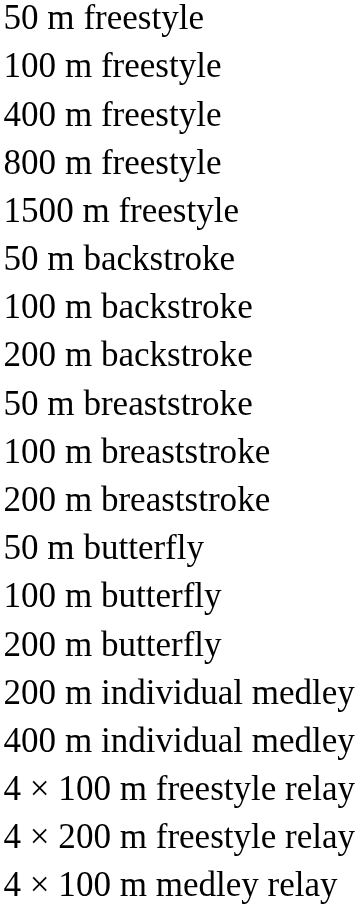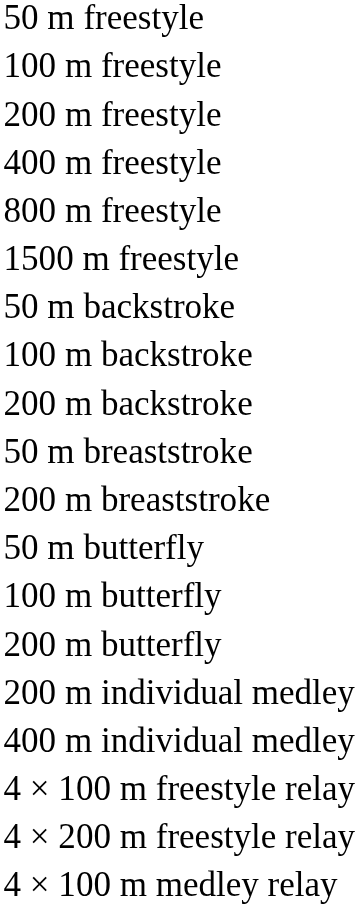+ row: (113, 114)
- row: (137, 451)
